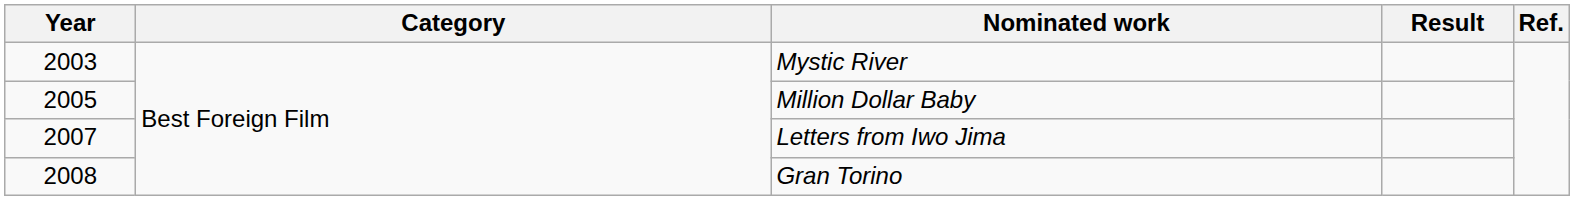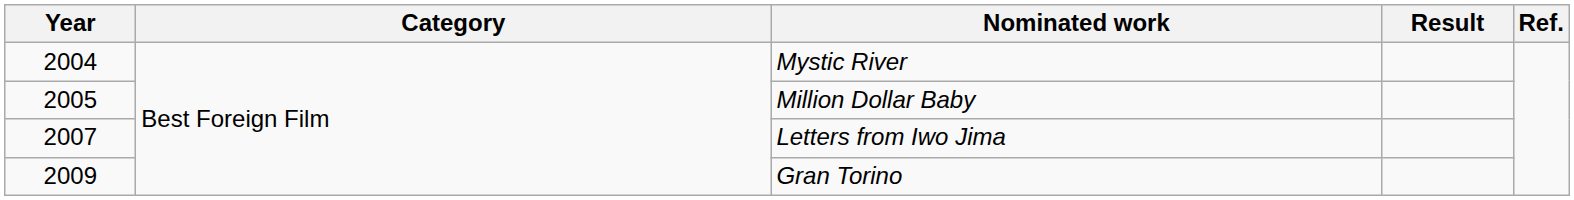(70, 61) 2003 -> (70, 61) 2004
(70, 175) 2008 -> (70, 175) 2009
